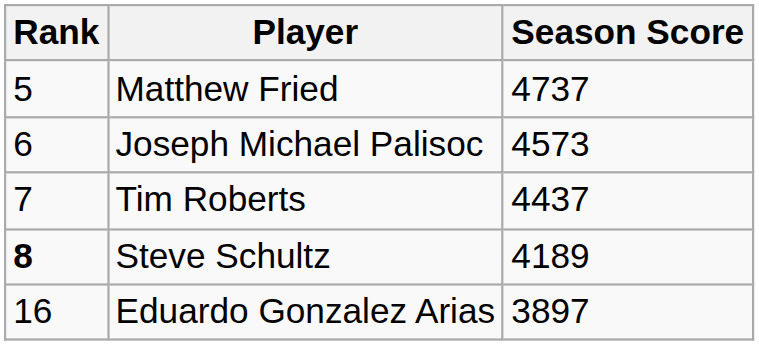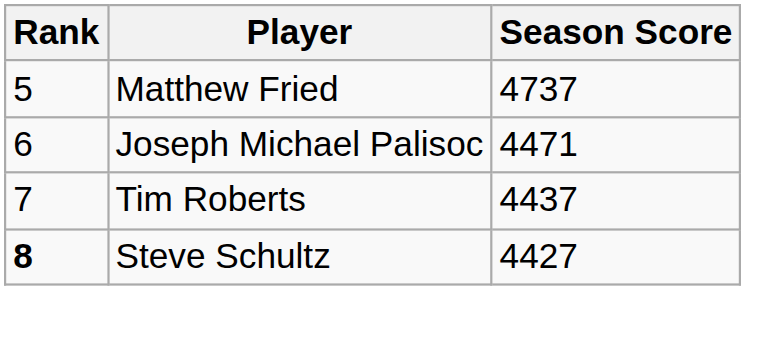(550, 144) 4573 -> (539, 144) 4471
(550, 255) 4189 -> (539, 255) 4427
- row: (305, 311)
